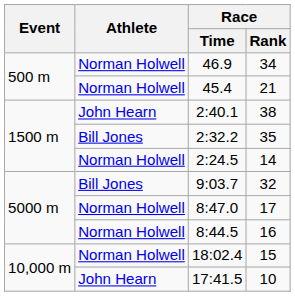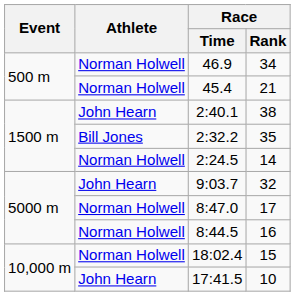(111, 184) Bill Jones -> (117, 184) John Hearn
